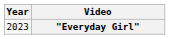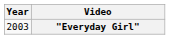(18, 27) 2023 -> (18, 27) 2003
